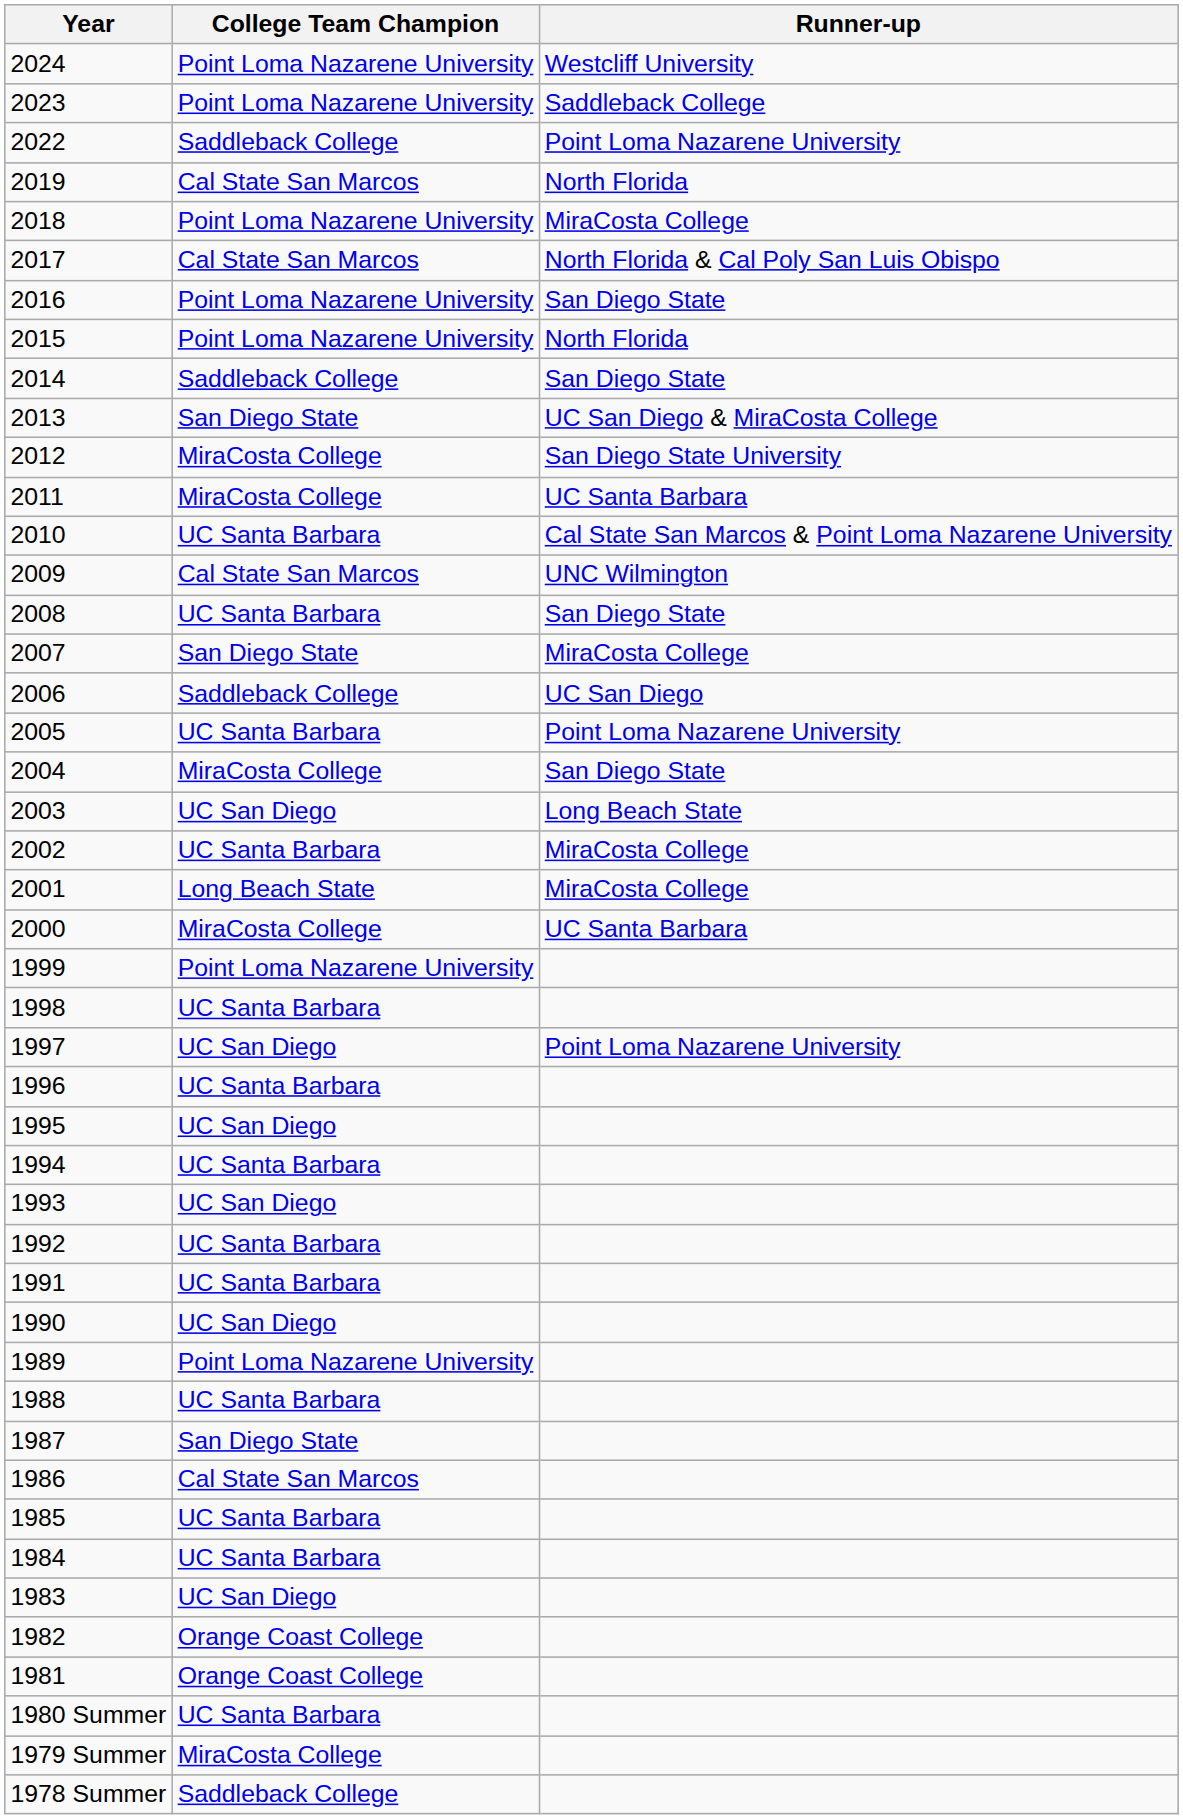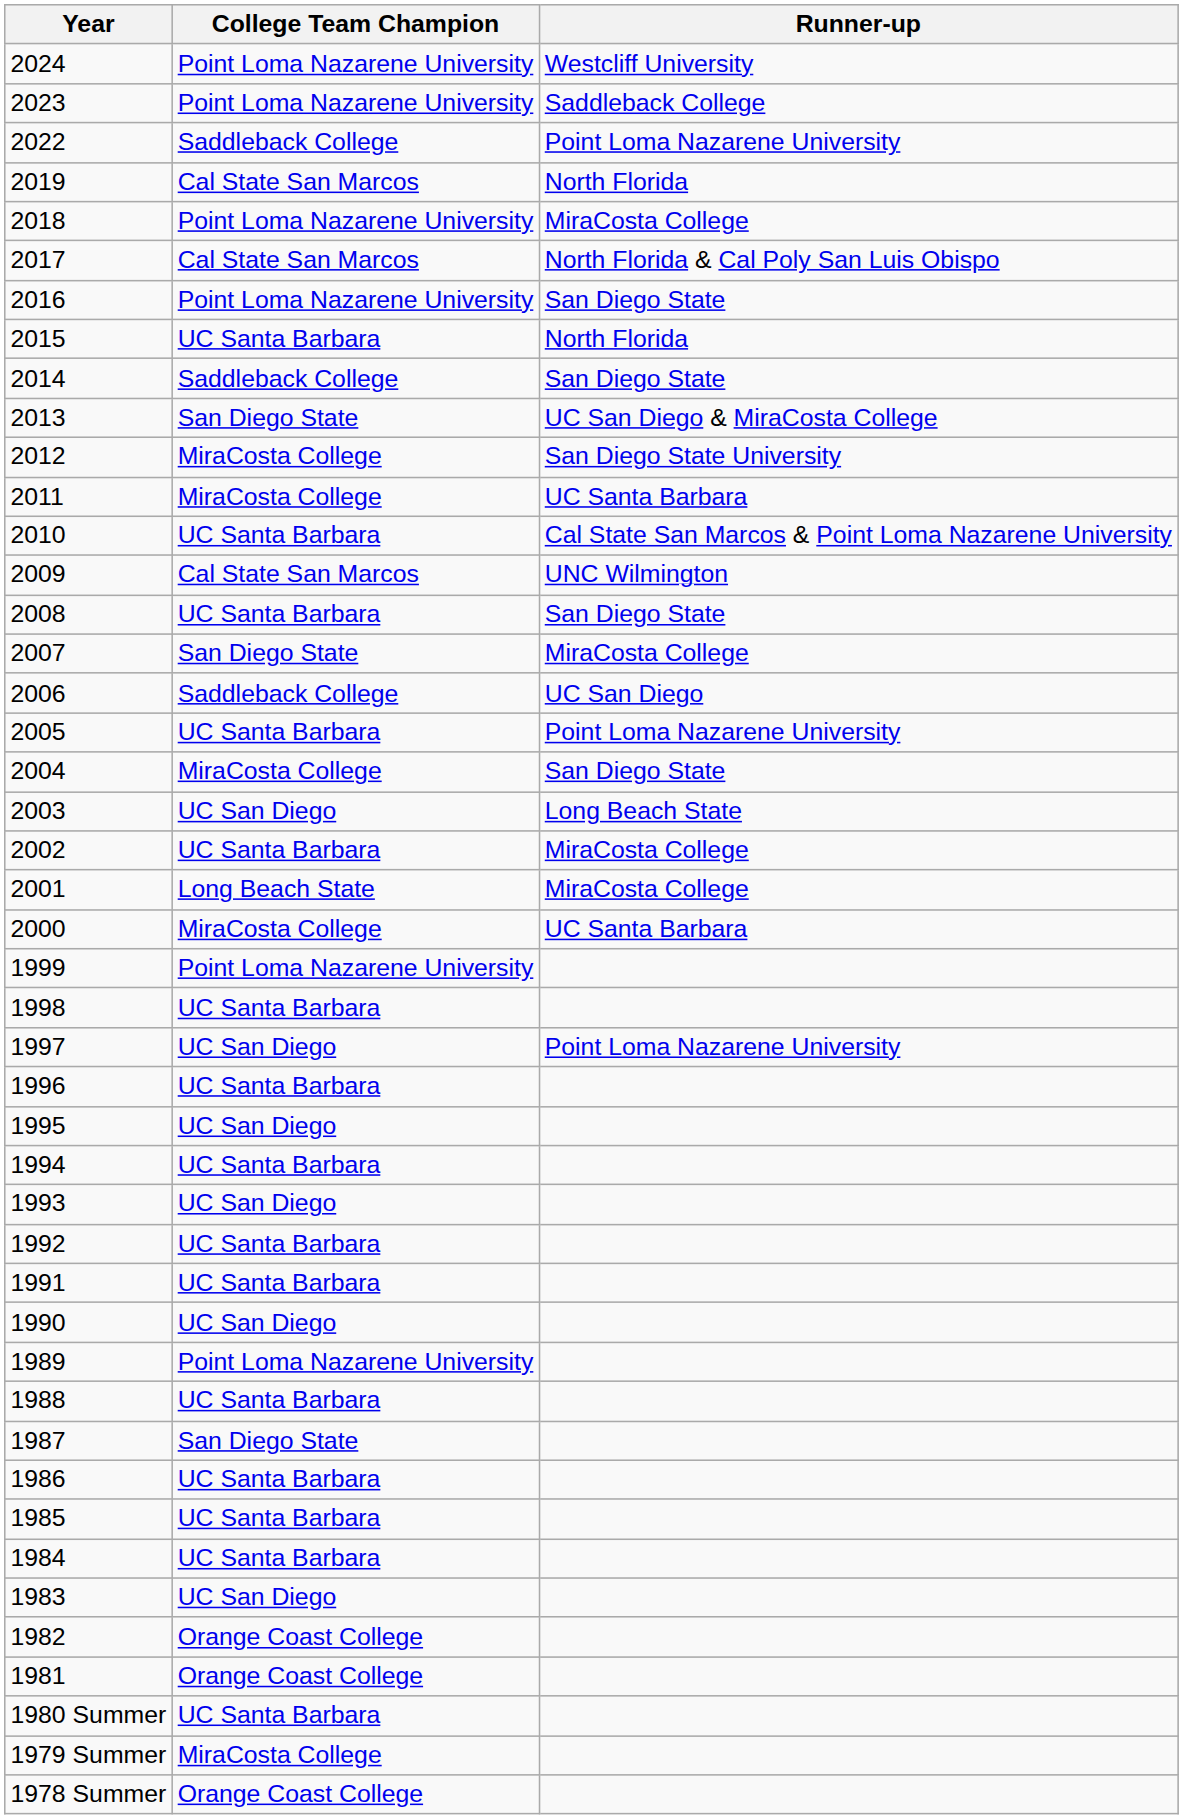(356, 338) Point Loma Nazarene University -> (279, 338) UC Santa Barbara
(298, 1479) Cal State San Marcos -> (279, 1479) UC Santa Barbara
(288, 1794) Saddleback College -> (300, 1794) Orange Coast College
